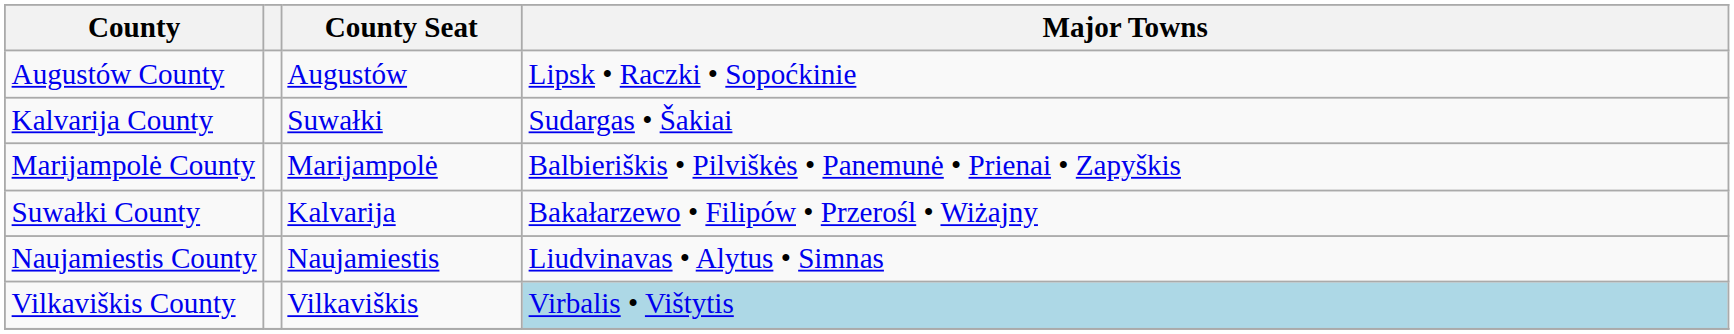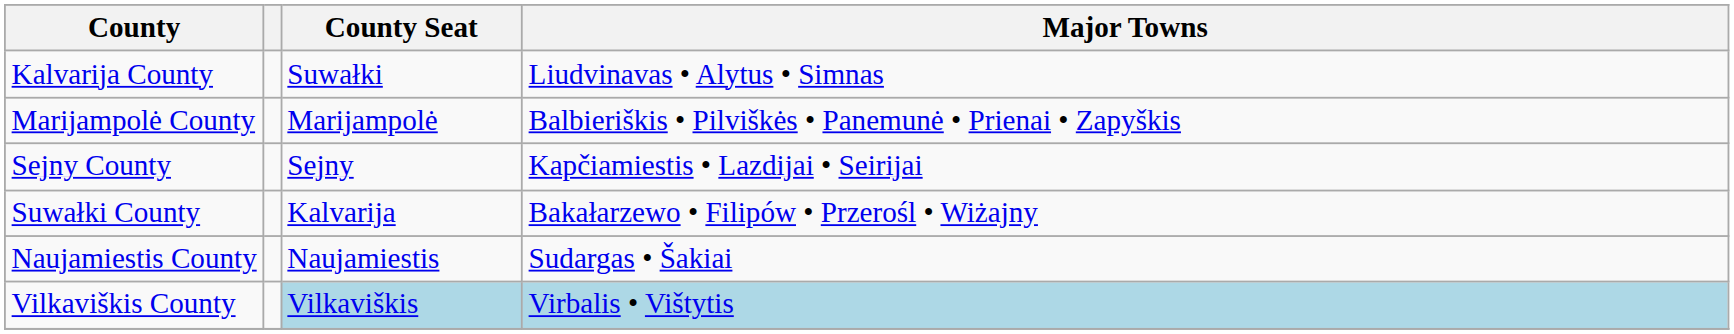- row: (118, 73)
(631, 119) Sudargas • Šakiai -> (706, 73) Liudvinavas • Alytus • Simnas
+ row: (91, 166)
(706, 258) Liudvinavas • Alytus • Simnas -> (631, 258) Sudargas • Šakiai
(353, 304) no background -> (353, 304) lightblue background
